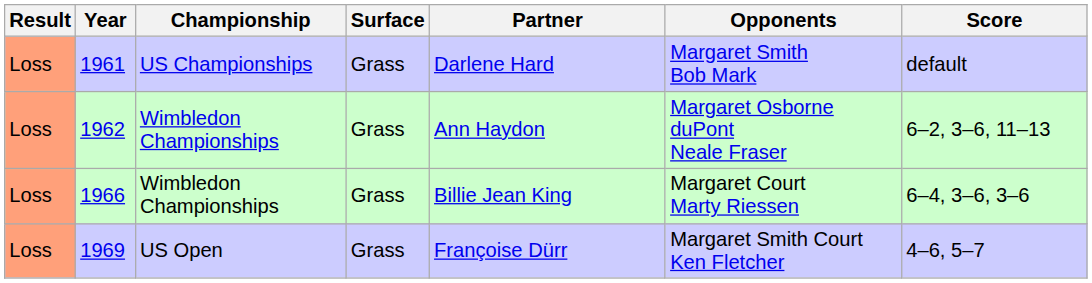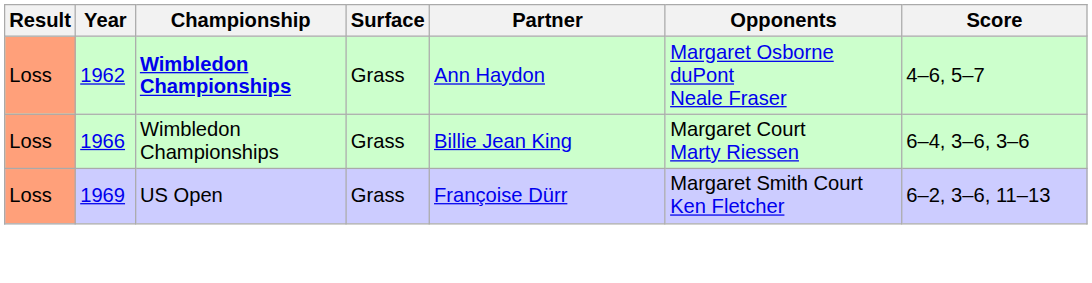- row: (103, 63)
(209, 129) normal -> (215, 75) bold
(978, 129) 6–2, 3–6, 11–13 -> (945, 75) 4–6, 5–7
(945, 250) 4–6, 5–7 -> (978, 195) 6–2, 3–6, 11–13
